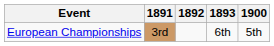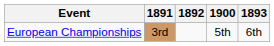columns swapped: (223, 13) <-> (254, 13)
